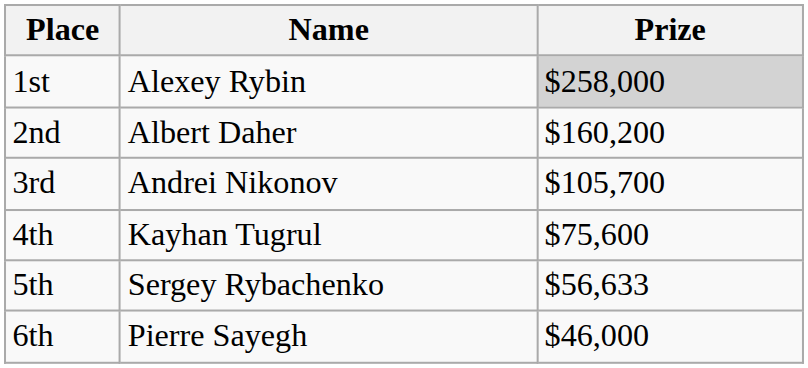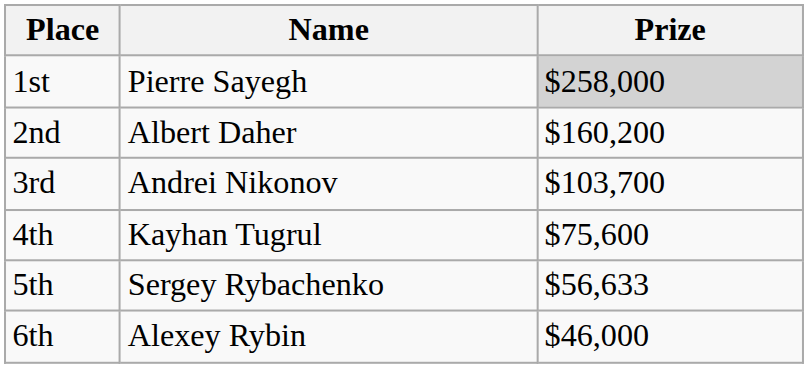(217, 81) Alexey Rybin -> (217, 81) Pierre Sayegh
(605, 183) $105,700 -> (605, 183) $103,700
(217, 336) Pierre Sayegh -> (217, 336) Alexey Rybin
